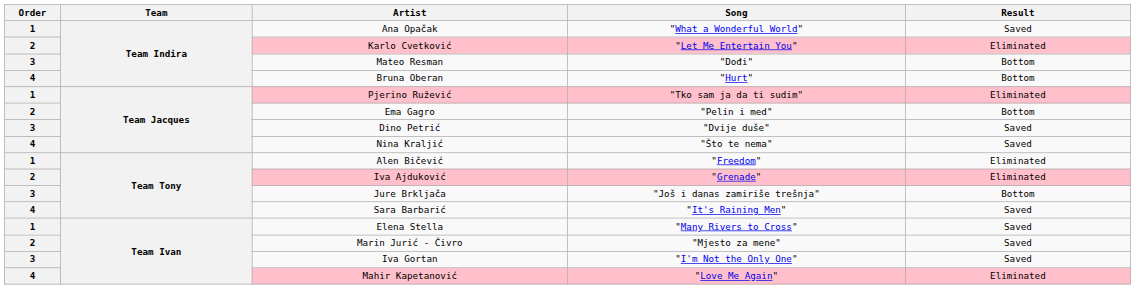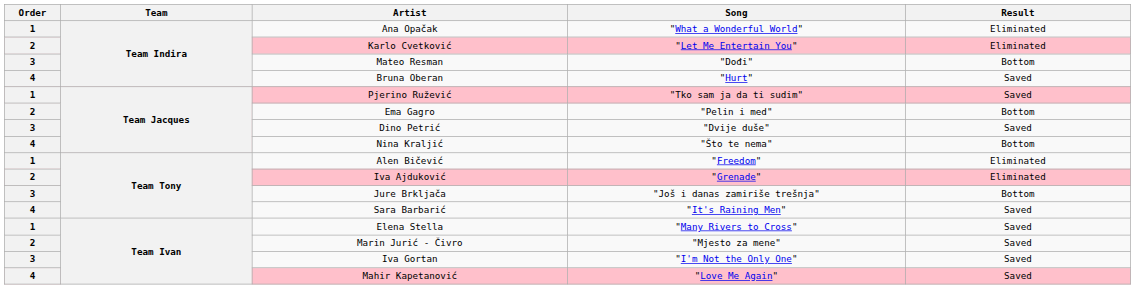(1018, 29) Saved -> (1018, 29) Eliminated
(1018, 78) Bottom -> (1018, 78) Saved
(1018, 95) Eliminated -> (1018, 95) Saved
(1018, 144) Saved -> (1018, 144) Bottom
(1018, 276) Eliminated -> (1018, 276) Saved
